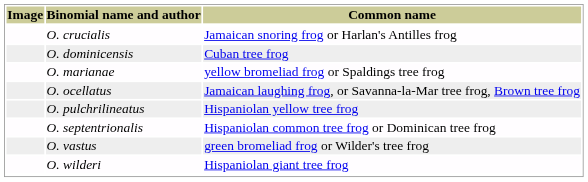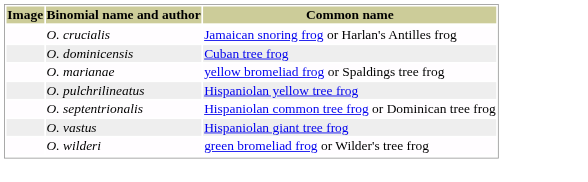- row: (79, 90)
(317, 146) green bromeliad frog or Wilder's tree frog -> (276, 127) Hispaniolan giant tree frog
(276, 164) Hispaniolan giant tree frog -> (317, 146) green bromeliad frog or Wilder's tree frog
